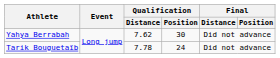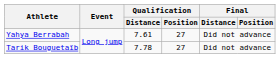(143, 35) 7.62 -> (143, 35) 7.61
(181, 35) 30 -> (181, 35) 27
(181, 47) 24 -> (181, 47) 27
